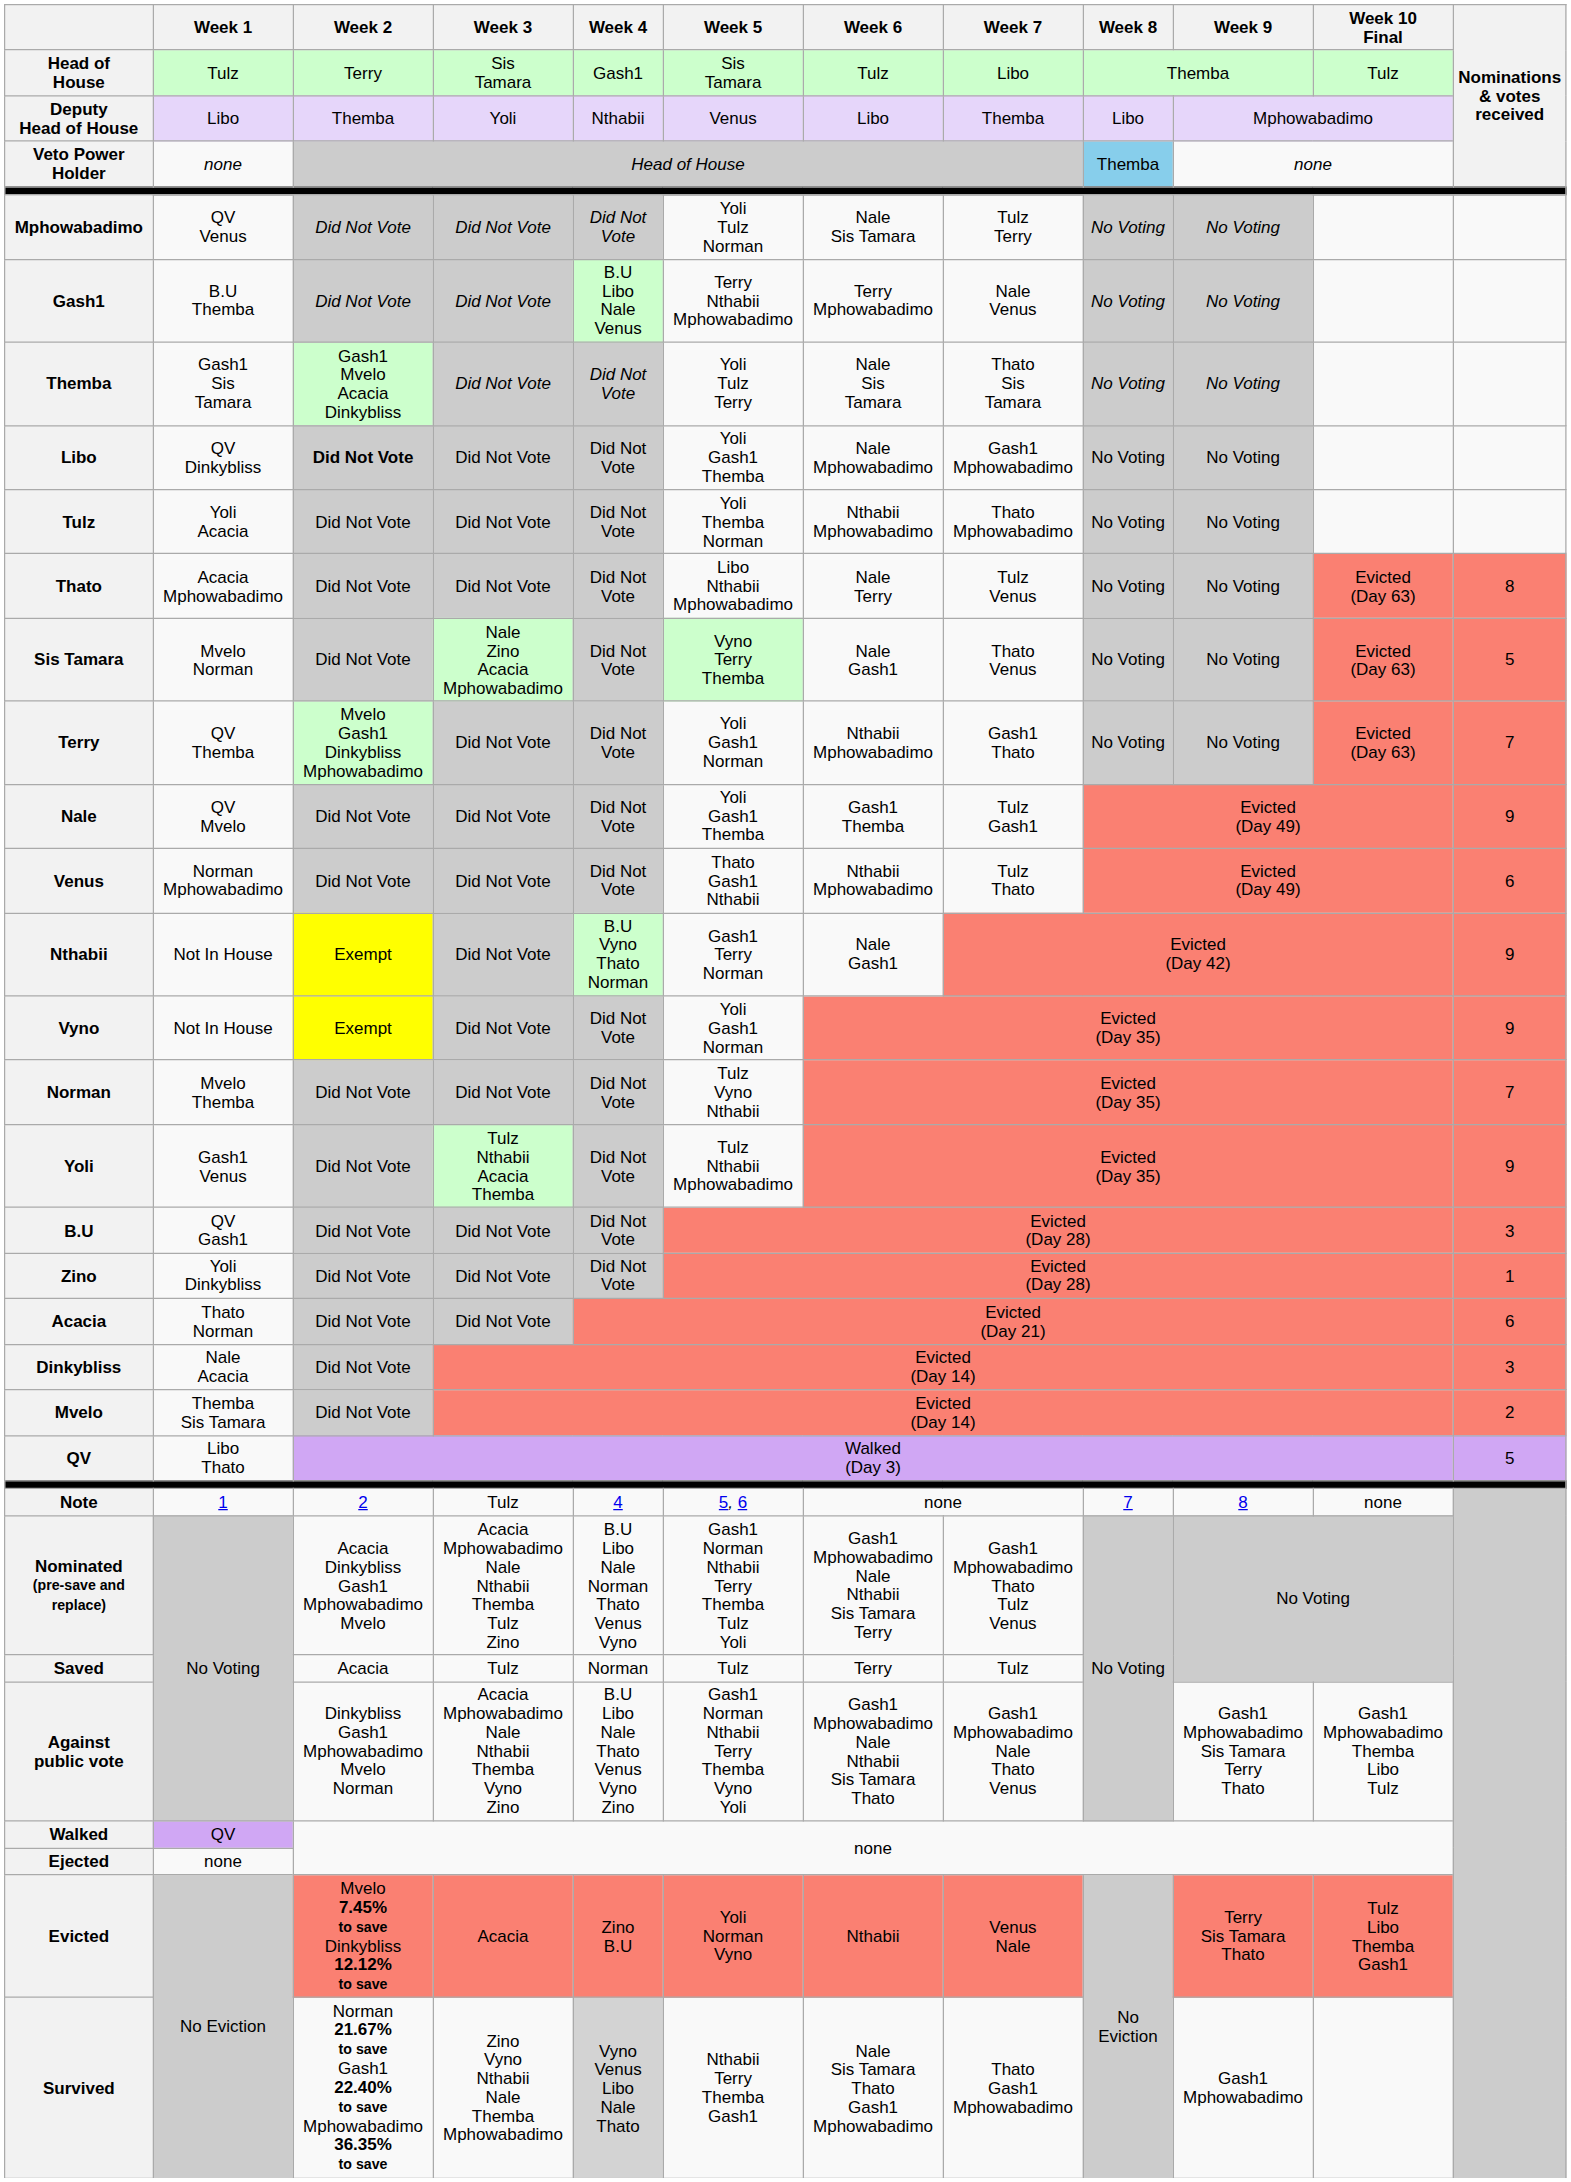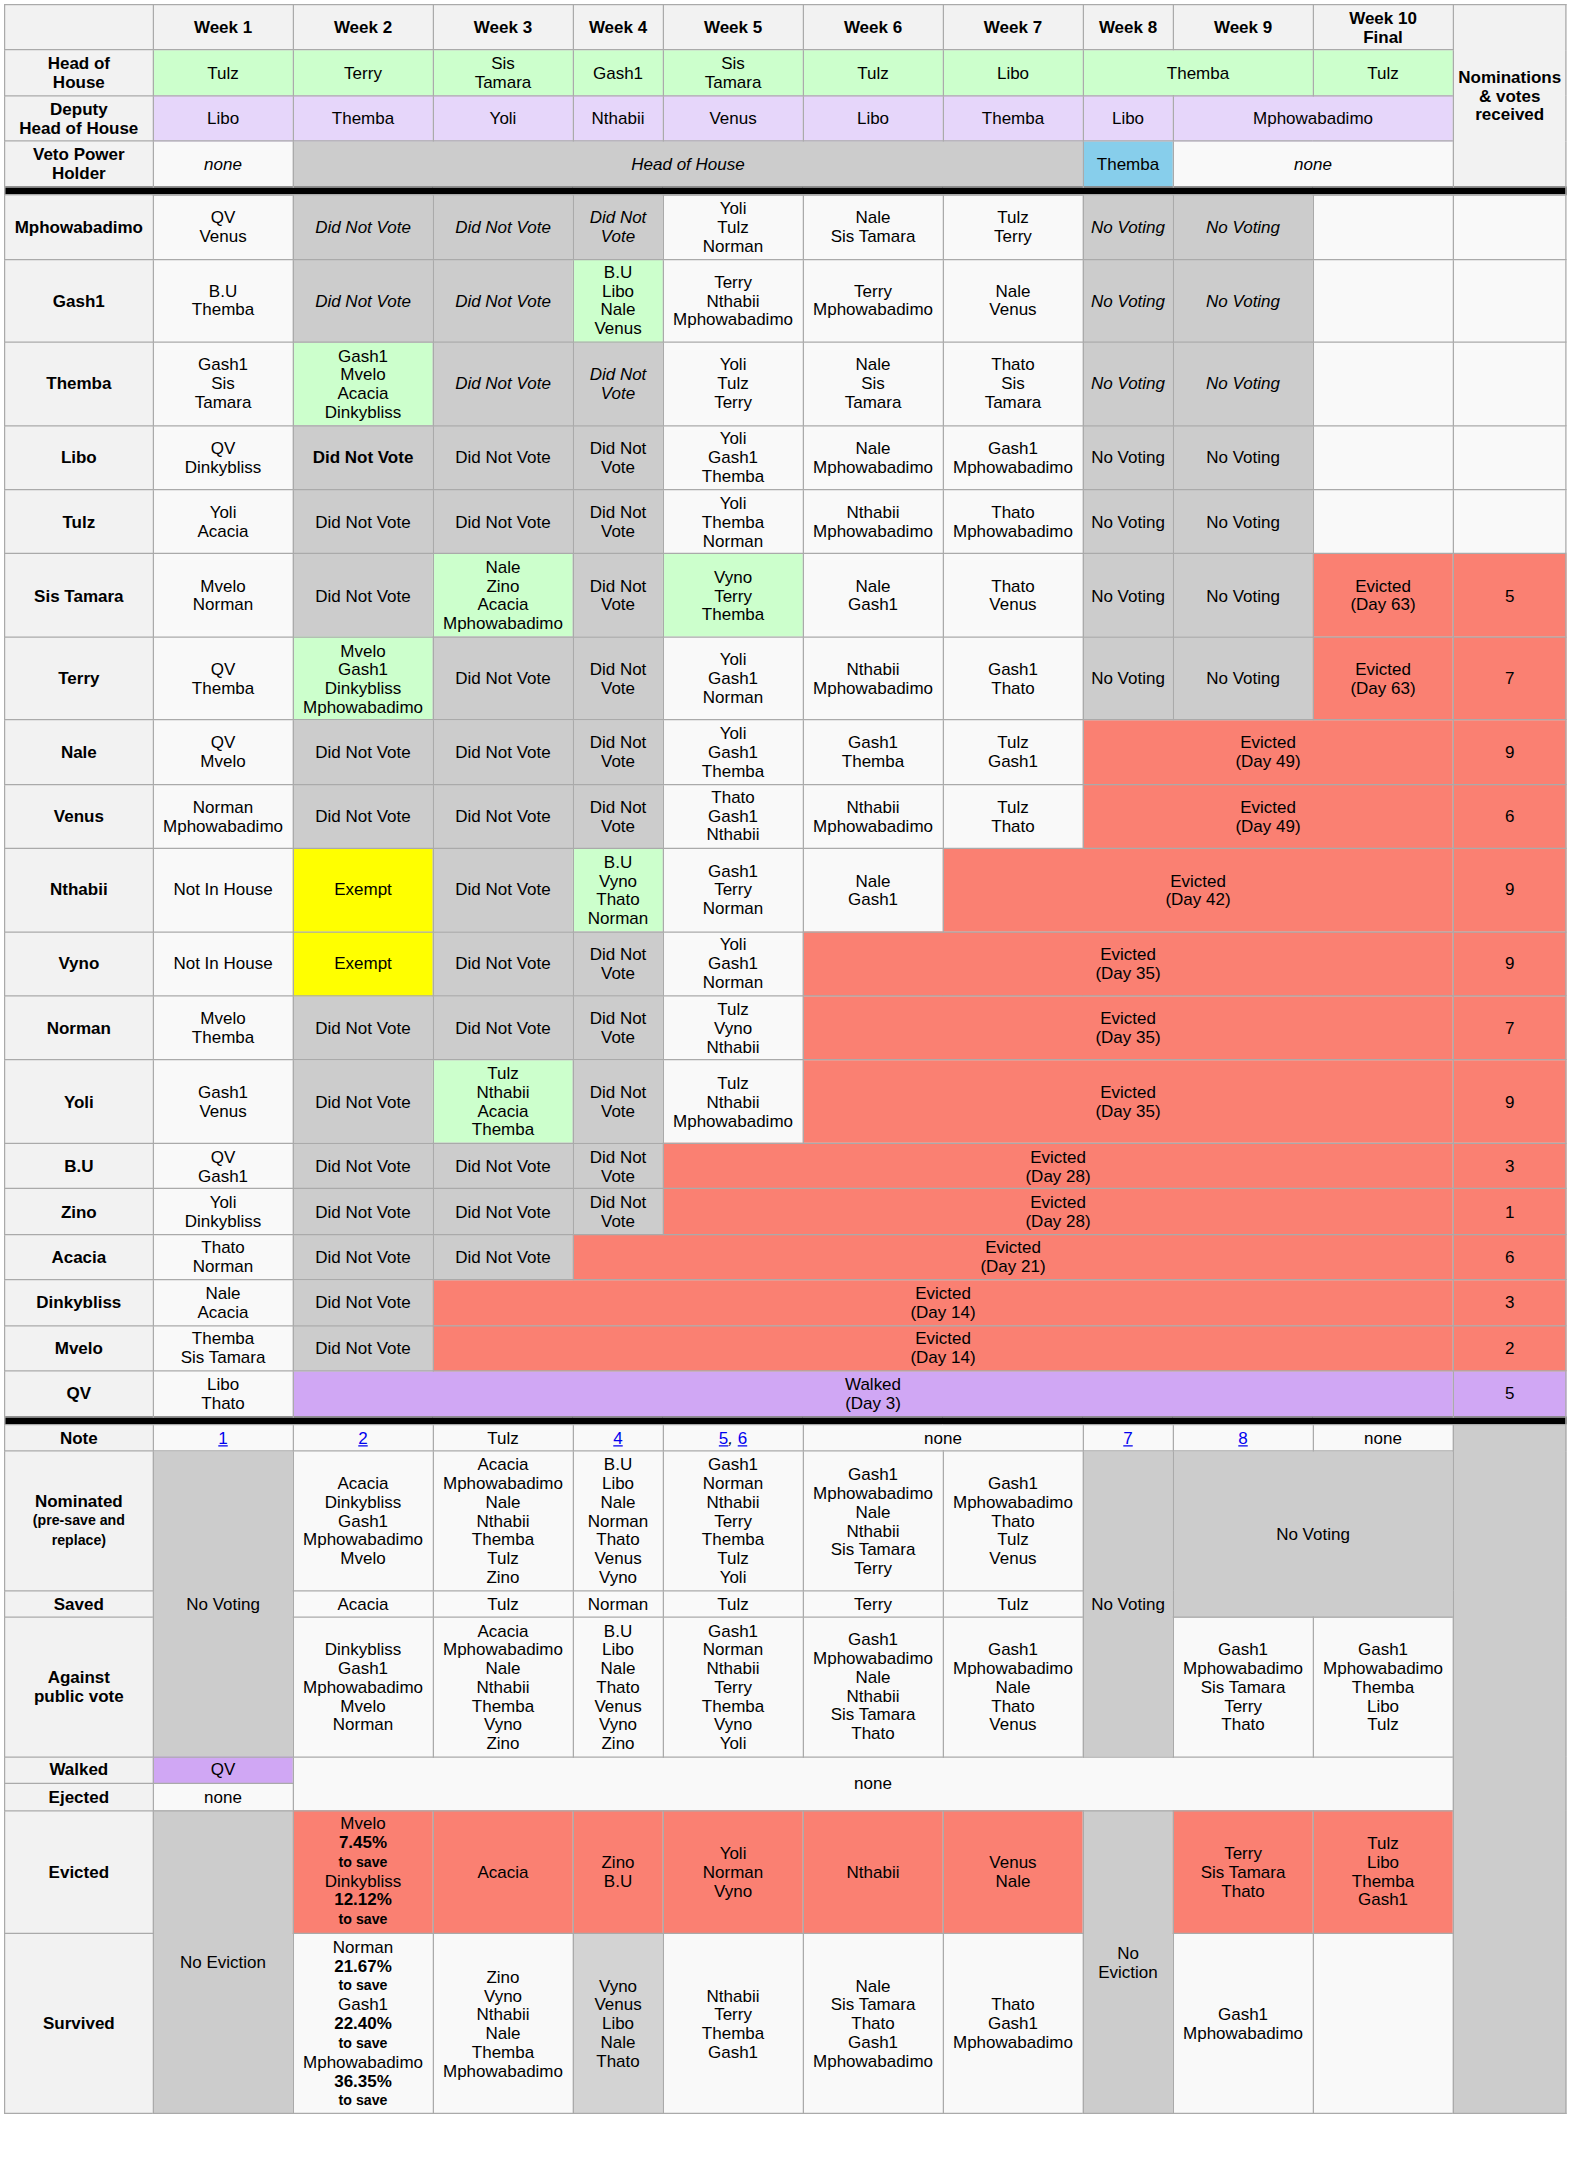- row: (79, 586)
